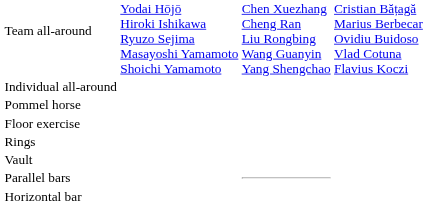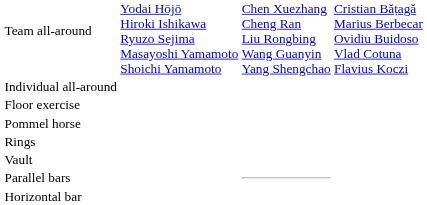rows swapped: (42, 123) <-> (43, 105)
